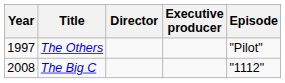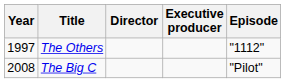(246, 48) "Pilot" -> (247, 48) "1112"
(247, 68) "1112" -> (246, 68) "Pilot"
